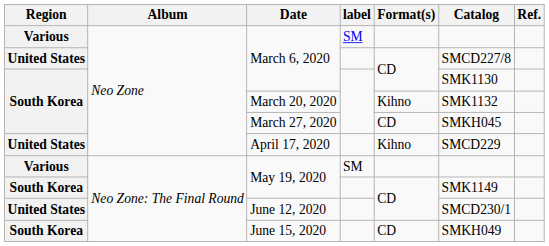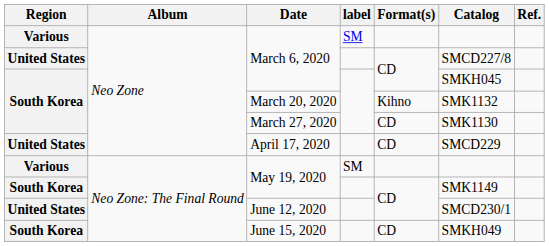(470, 79) SMK1130 -> (471, 79) SMKH045
(471, 123) SMKH045 -> (470, 123) SMK1130
(394, 144) Kihno -> (387, 144) CD
